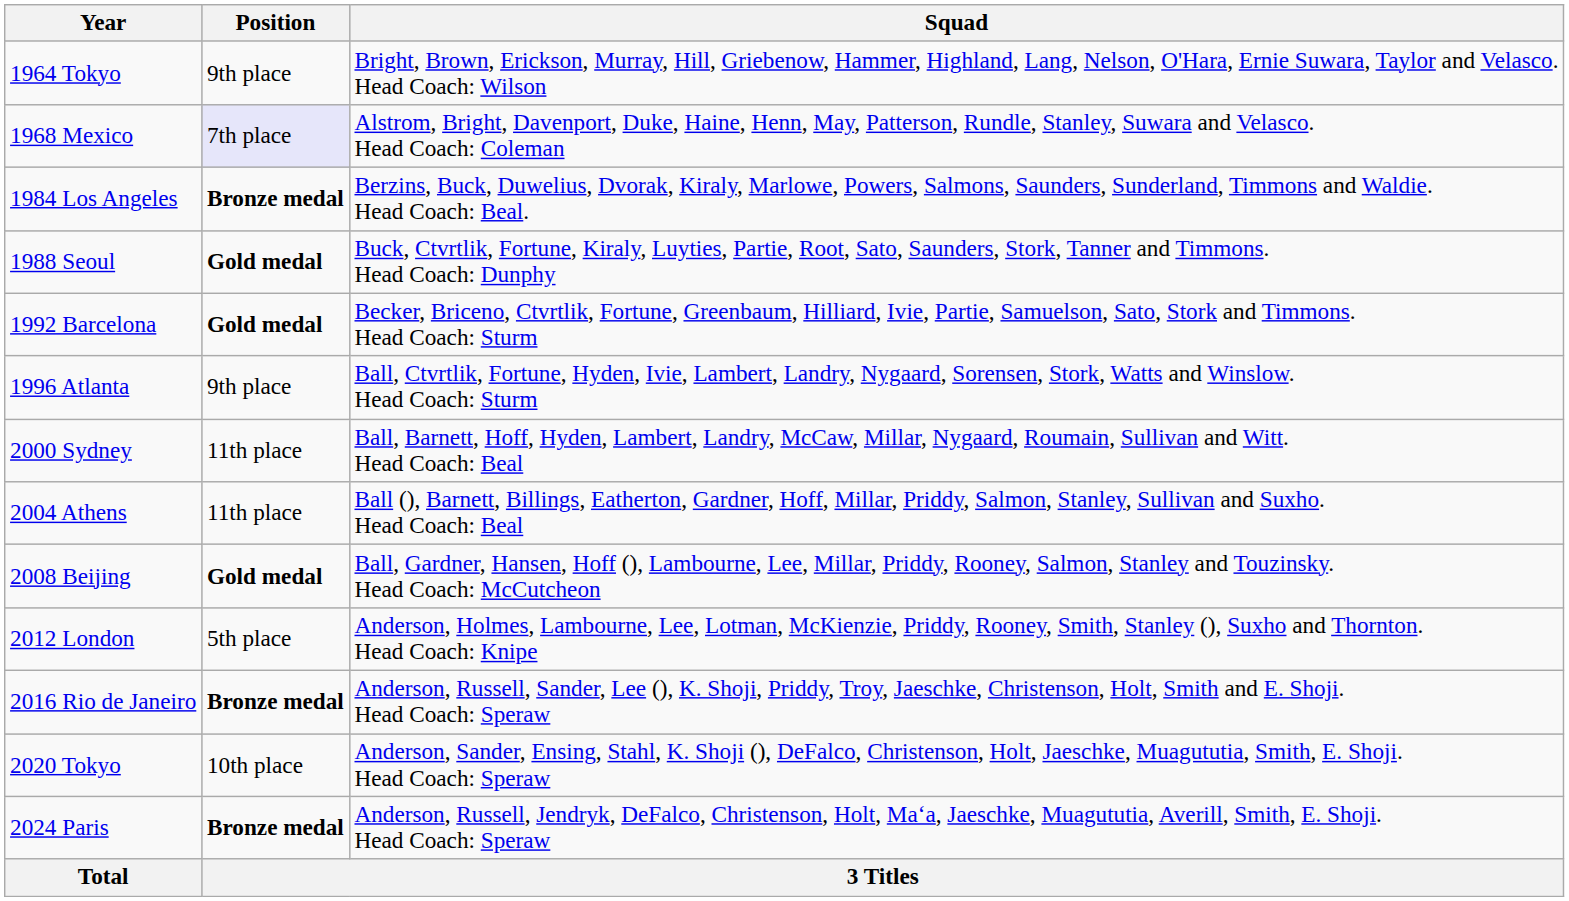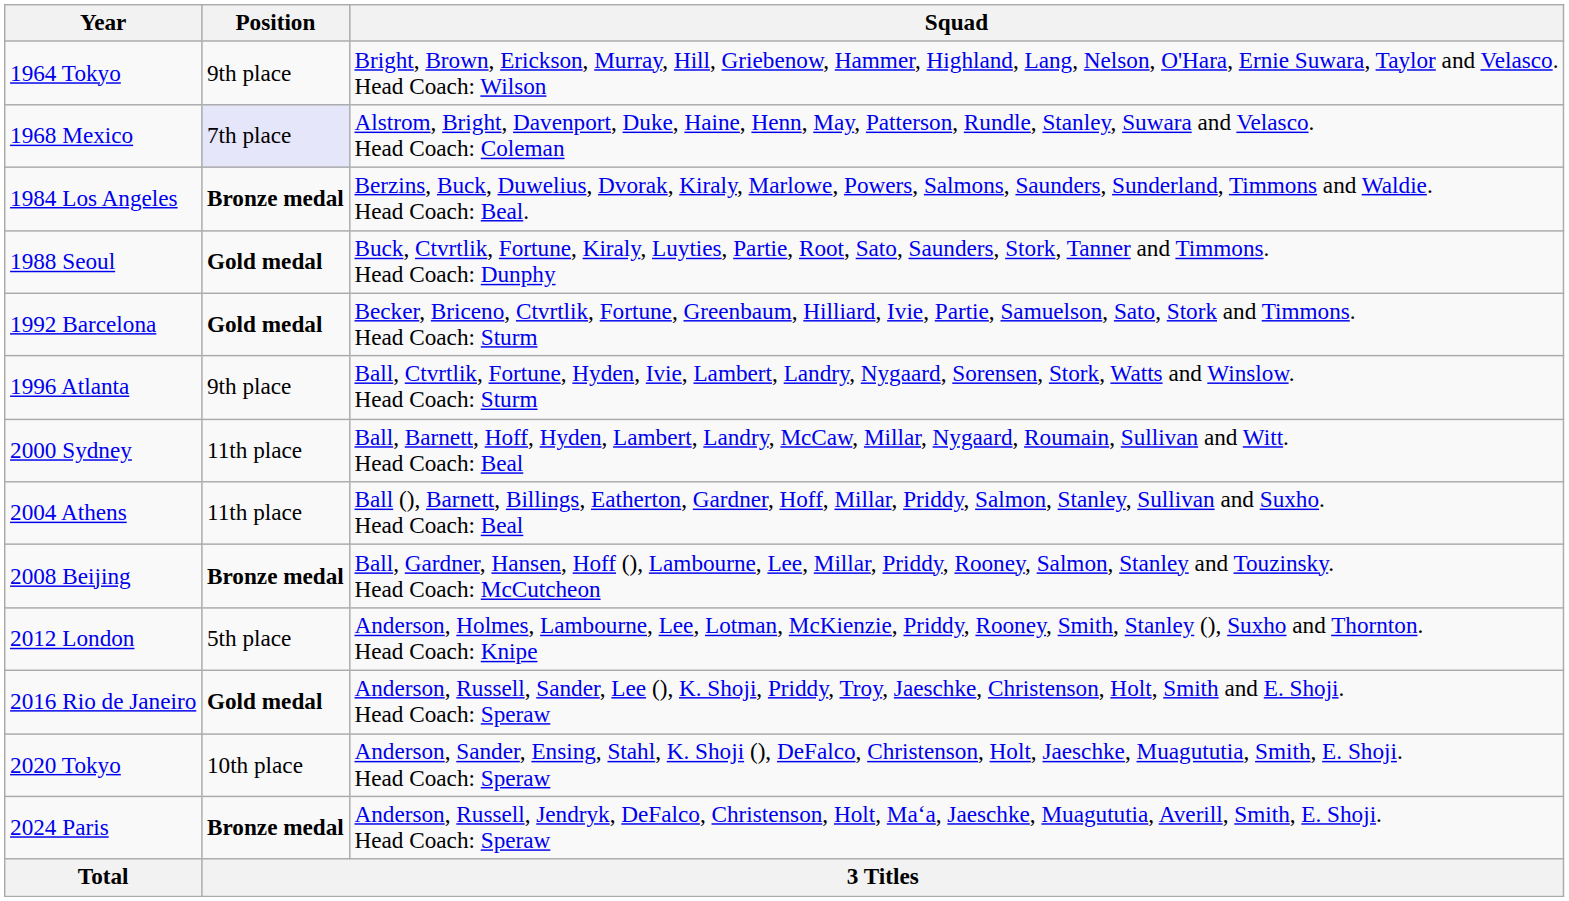(265, 575) Gold medal -> (275, 575) Bronze medal
(275, 701) Bronze medal -> (265, 701) Gold medal
